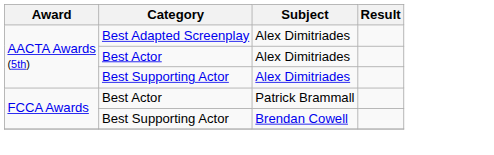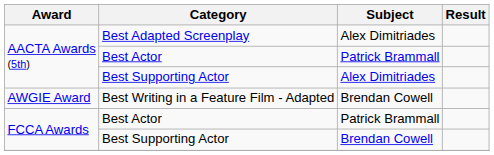(303, 56) Alex Dimitriades -> (390, 56) Patrick Brammall
+ row: (49, 98)
